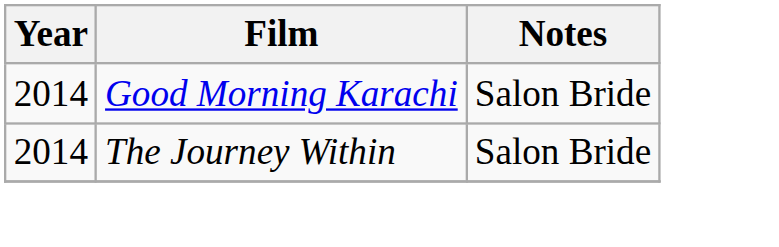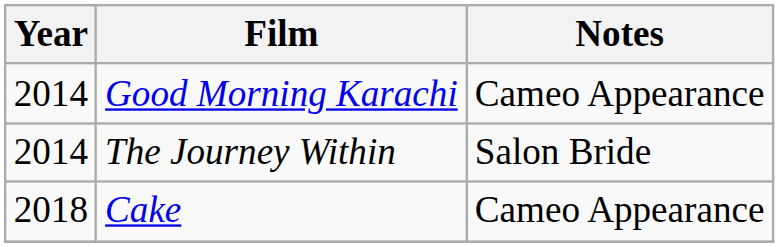(563, 92) Salon Bride -> (620, 92) Cameo Appearance
+ row: (143, 210)
